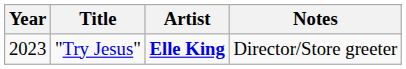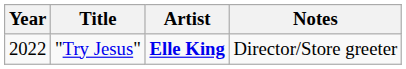(28, 49) 2023 -> (28, 49) 2022
